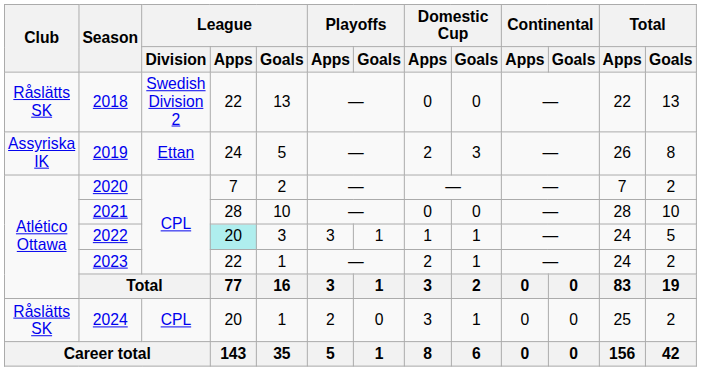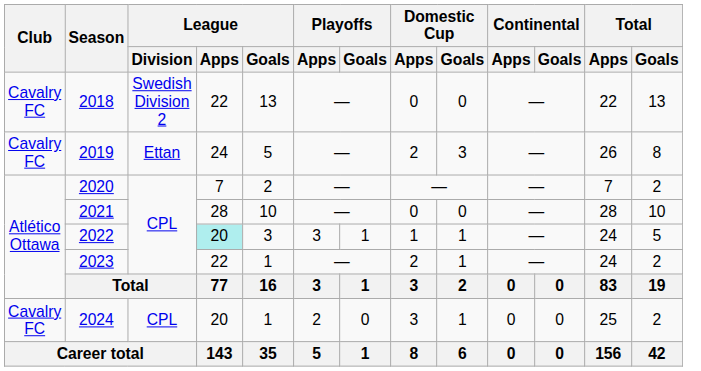(42, 101) Råslätts SK -> (35, 101) Cavalry FC
(42, 153) Assyriska IK -> (35, 153) Cavalry FC
(42, 320) Råslätts SK -> (35, 320) Cavalry FC
